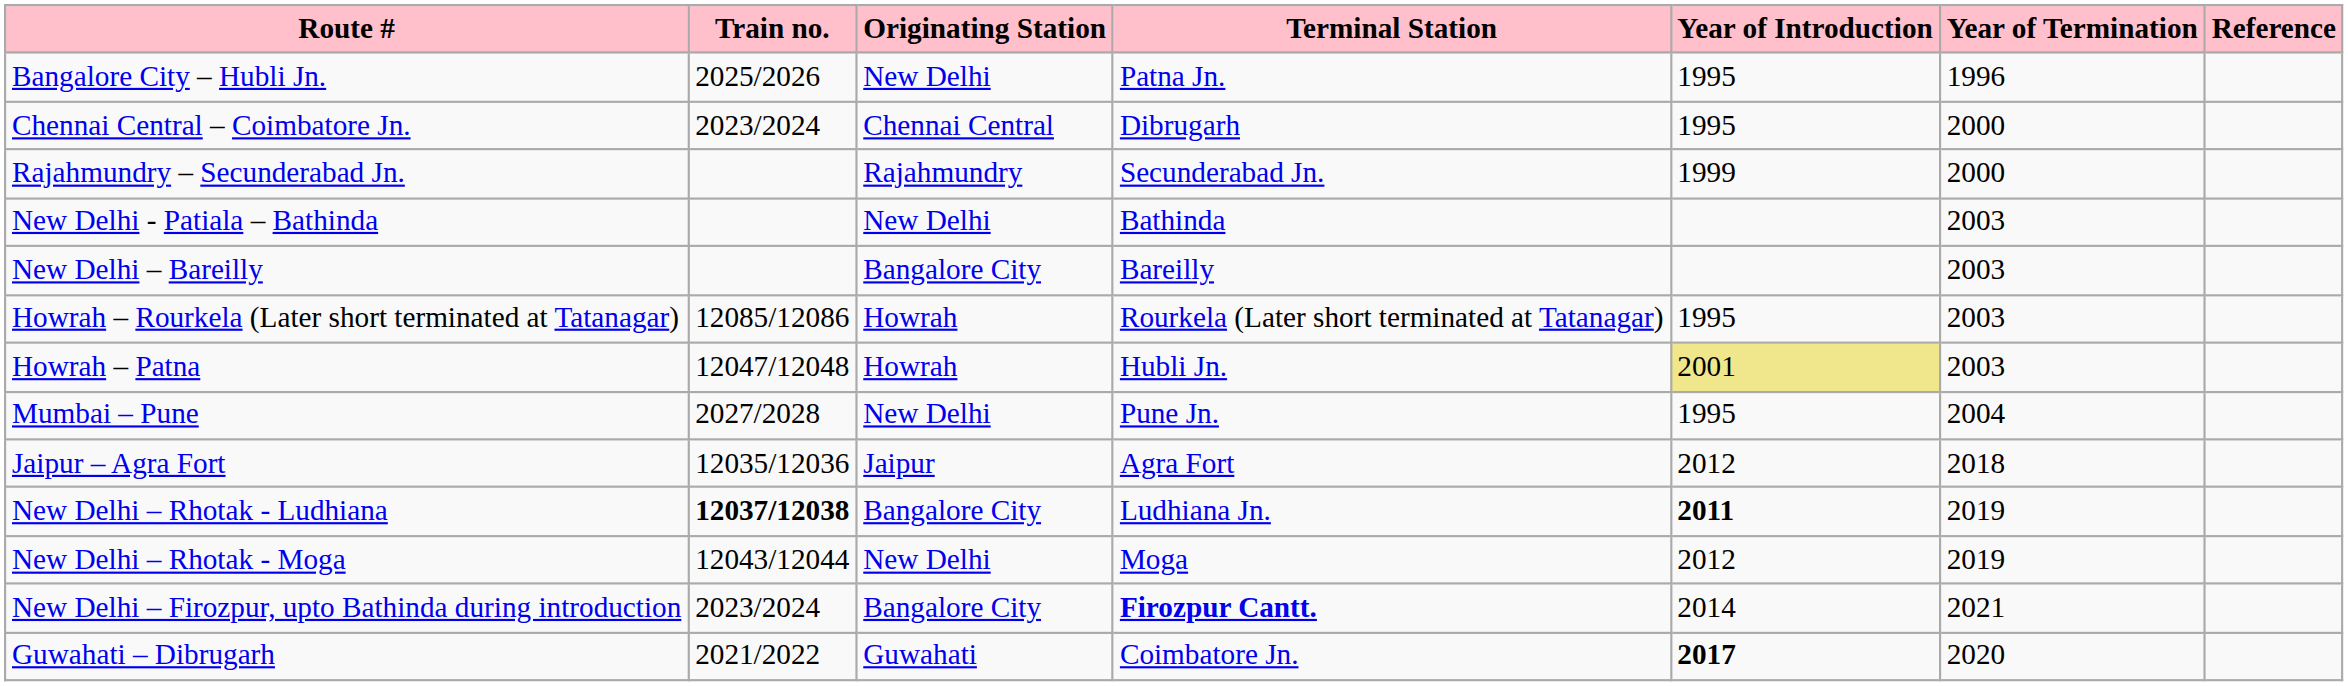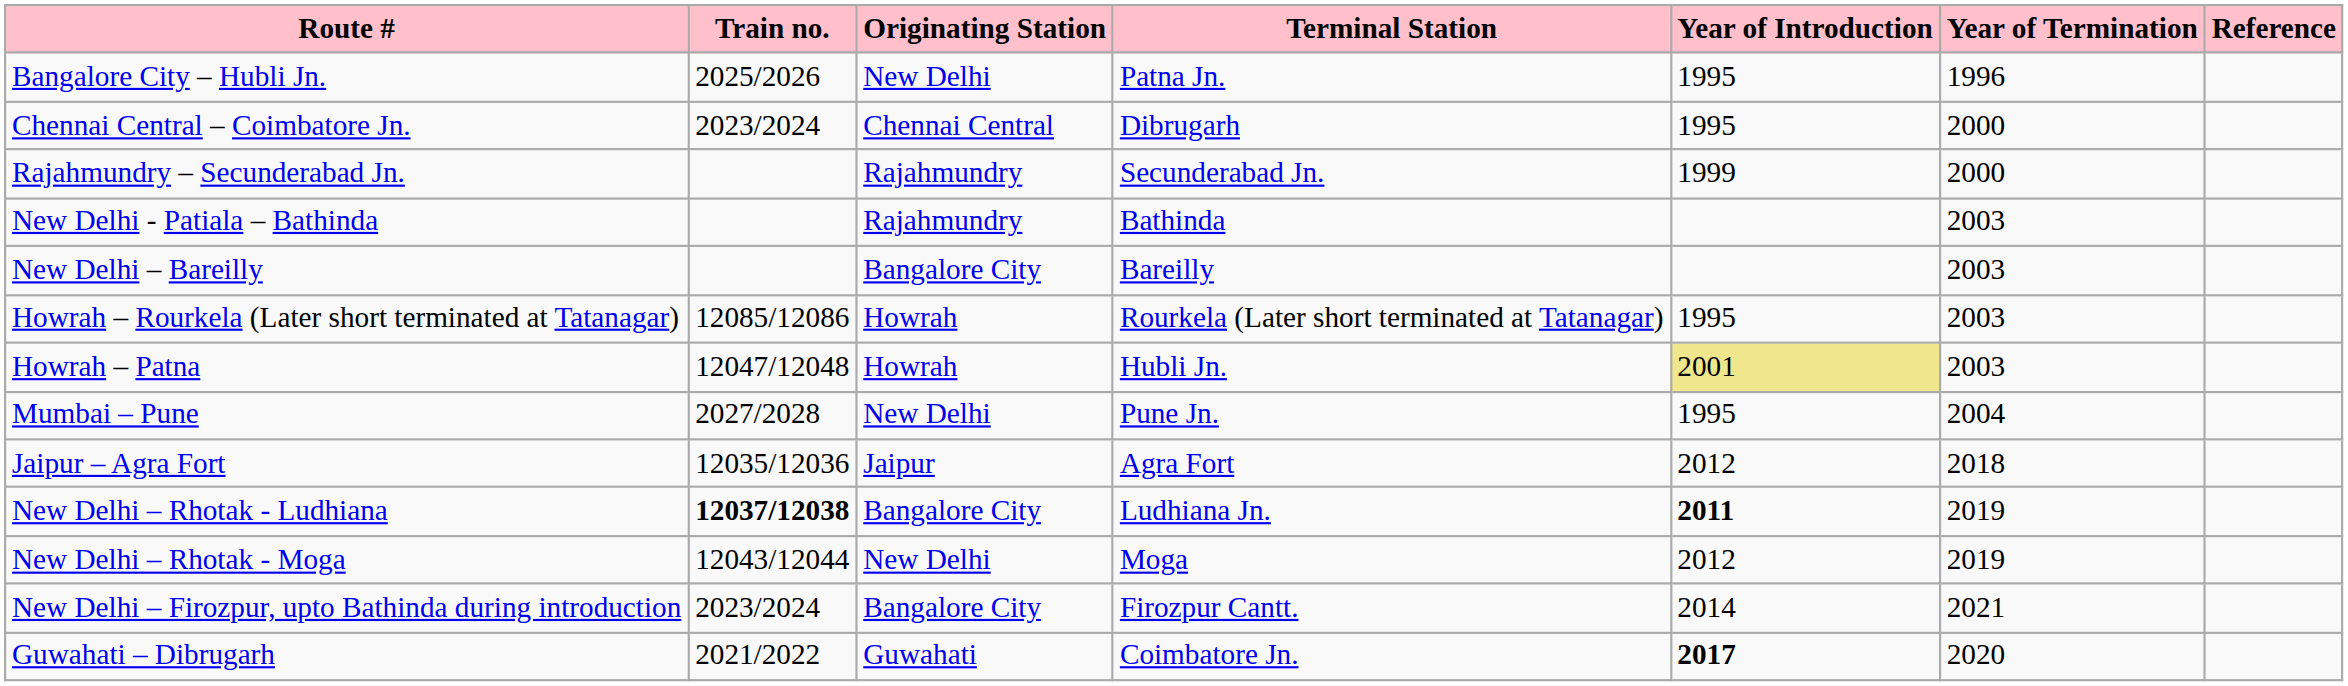(927, 221) New Delhi -> (943, 221) Rajahmundry
(1218, 607) bold -> (1209, 607) normal
